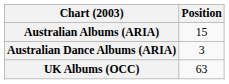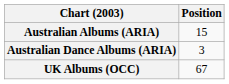(202, 69) 63 -> (202, 69) 67
